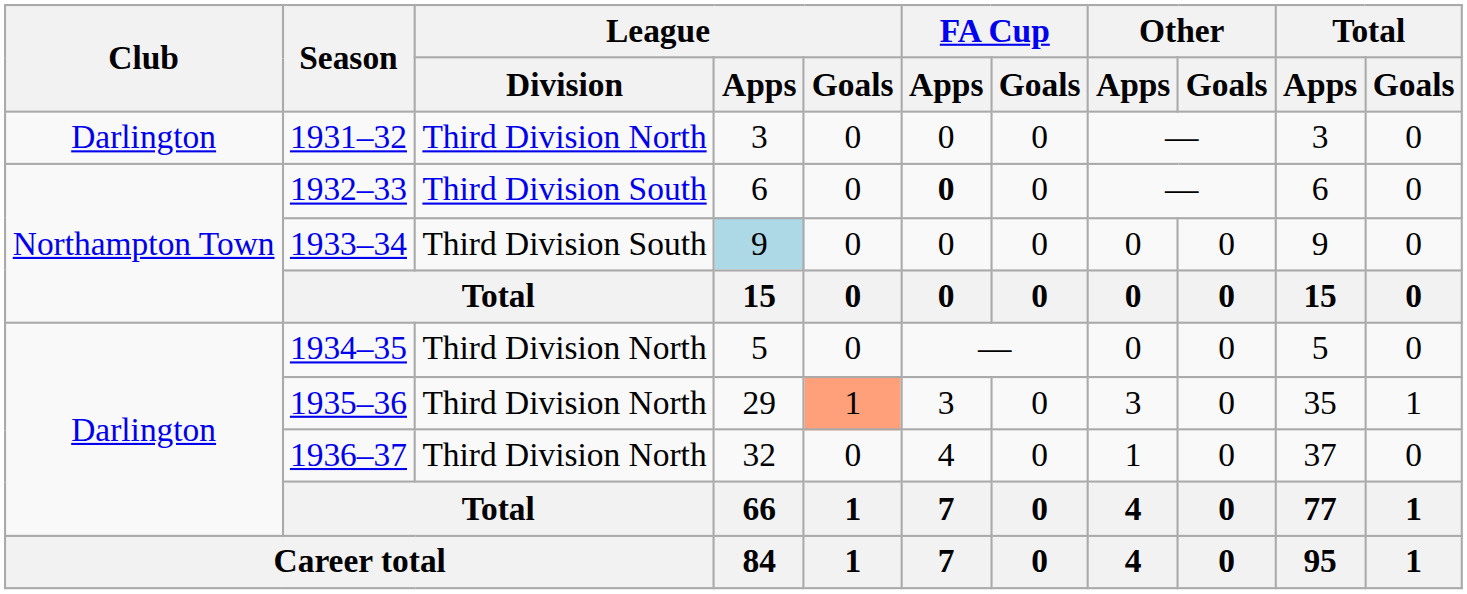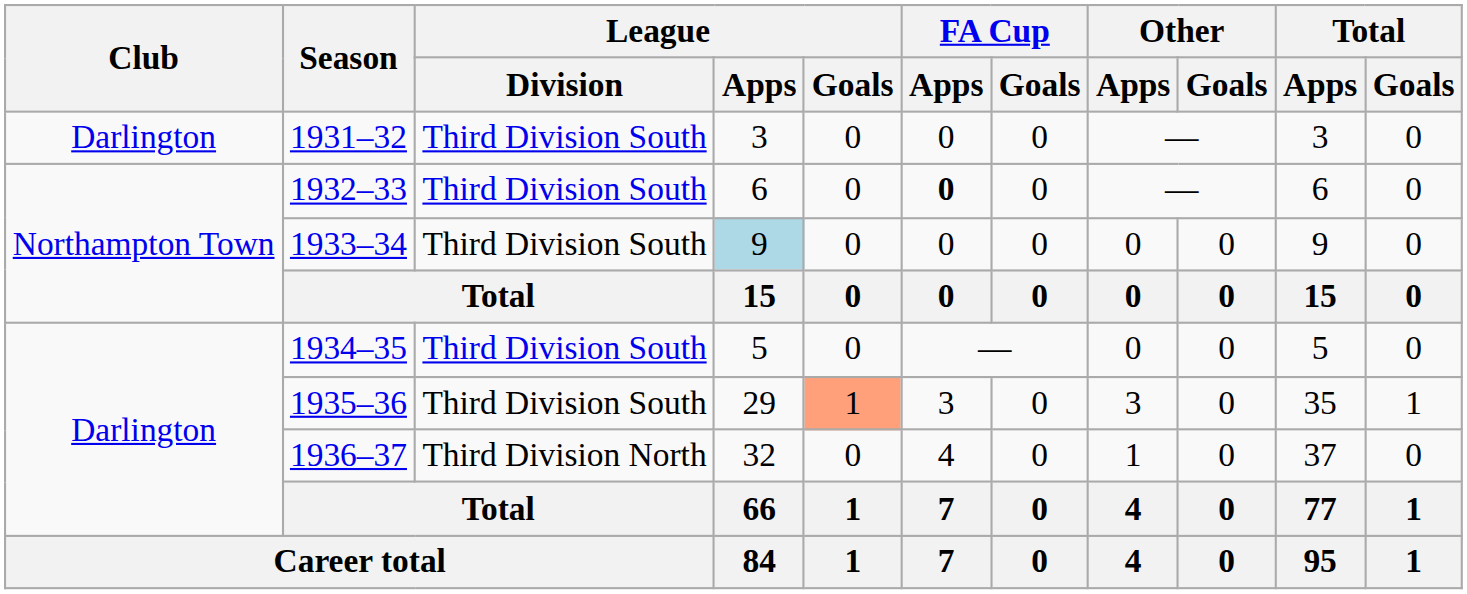(565, 137) Third Division North -> (565, 137) Third Division South
(565, 349) Third Division North -> (565, 349) Third Division South
(565, 402) Third Division North -> (565, 402) Third Division South
